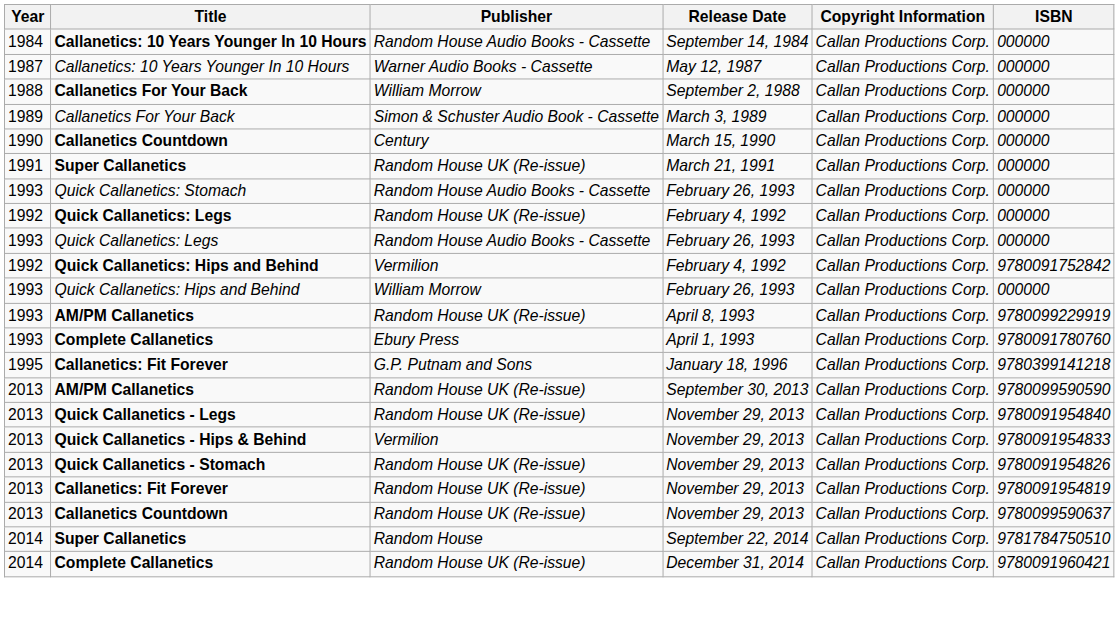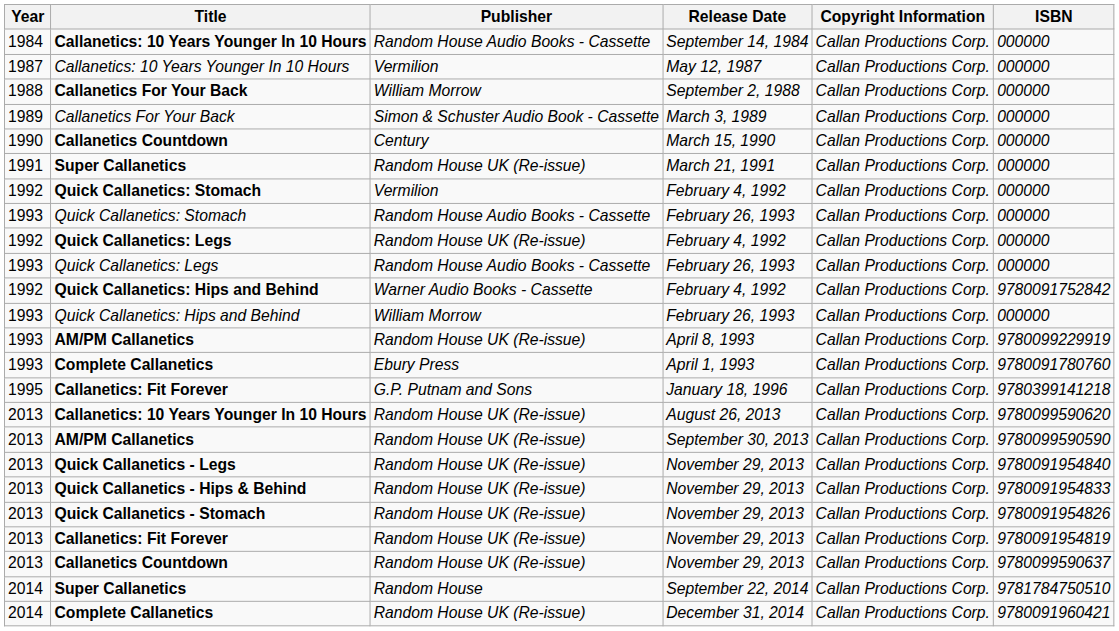(483, 66) Warner Audio Books - Cassette -> (406, 66) Vermilion
+ row: (158, 191)
(406, 265) Vermilion -> (483, 290) Warner Audio Books - Cassette
+ row: (211, 414)
(406, 439) Vermilion -> (480, 489) Random House UK (Re-issue)
